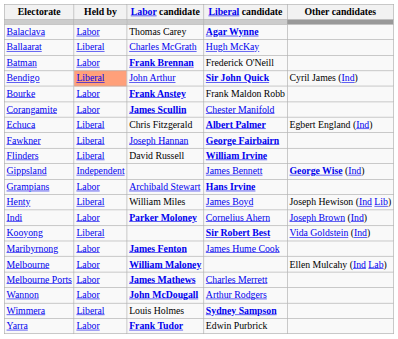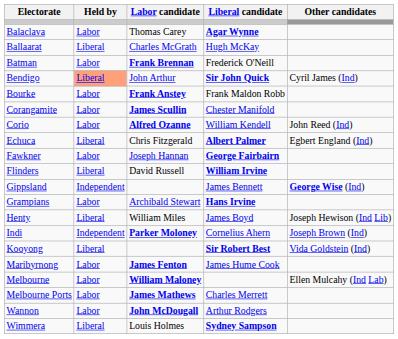+ row: (18, 125)
(90, 140) Liberal -> (88, 156) Labor
(88, 217) Labor -> (101, 233) Independent
- row: (17, 326)
